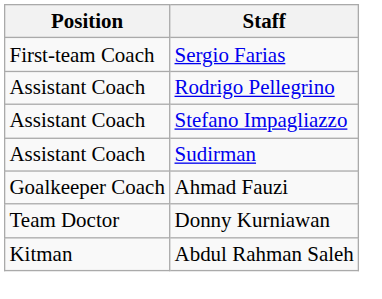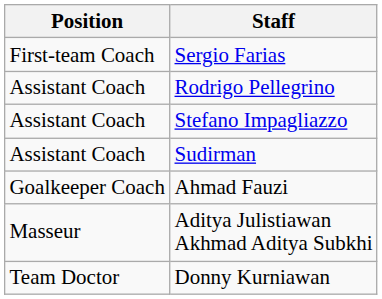+ row: (274, 232)
- row: (264, 253)
